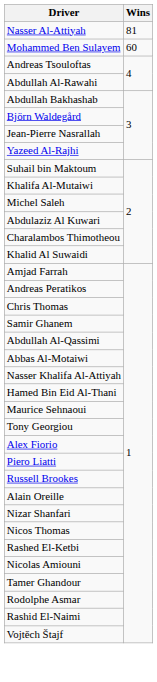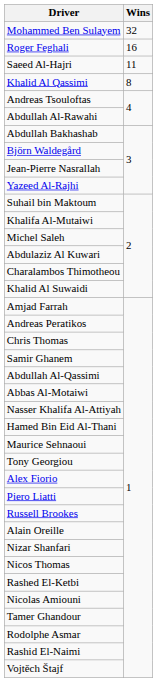- row: (46, 30)
(132, 47) 60 -> (132, 30) 32
+ row: (38, 47)
+ row: (39, 64)
+ row: (47, 82)
